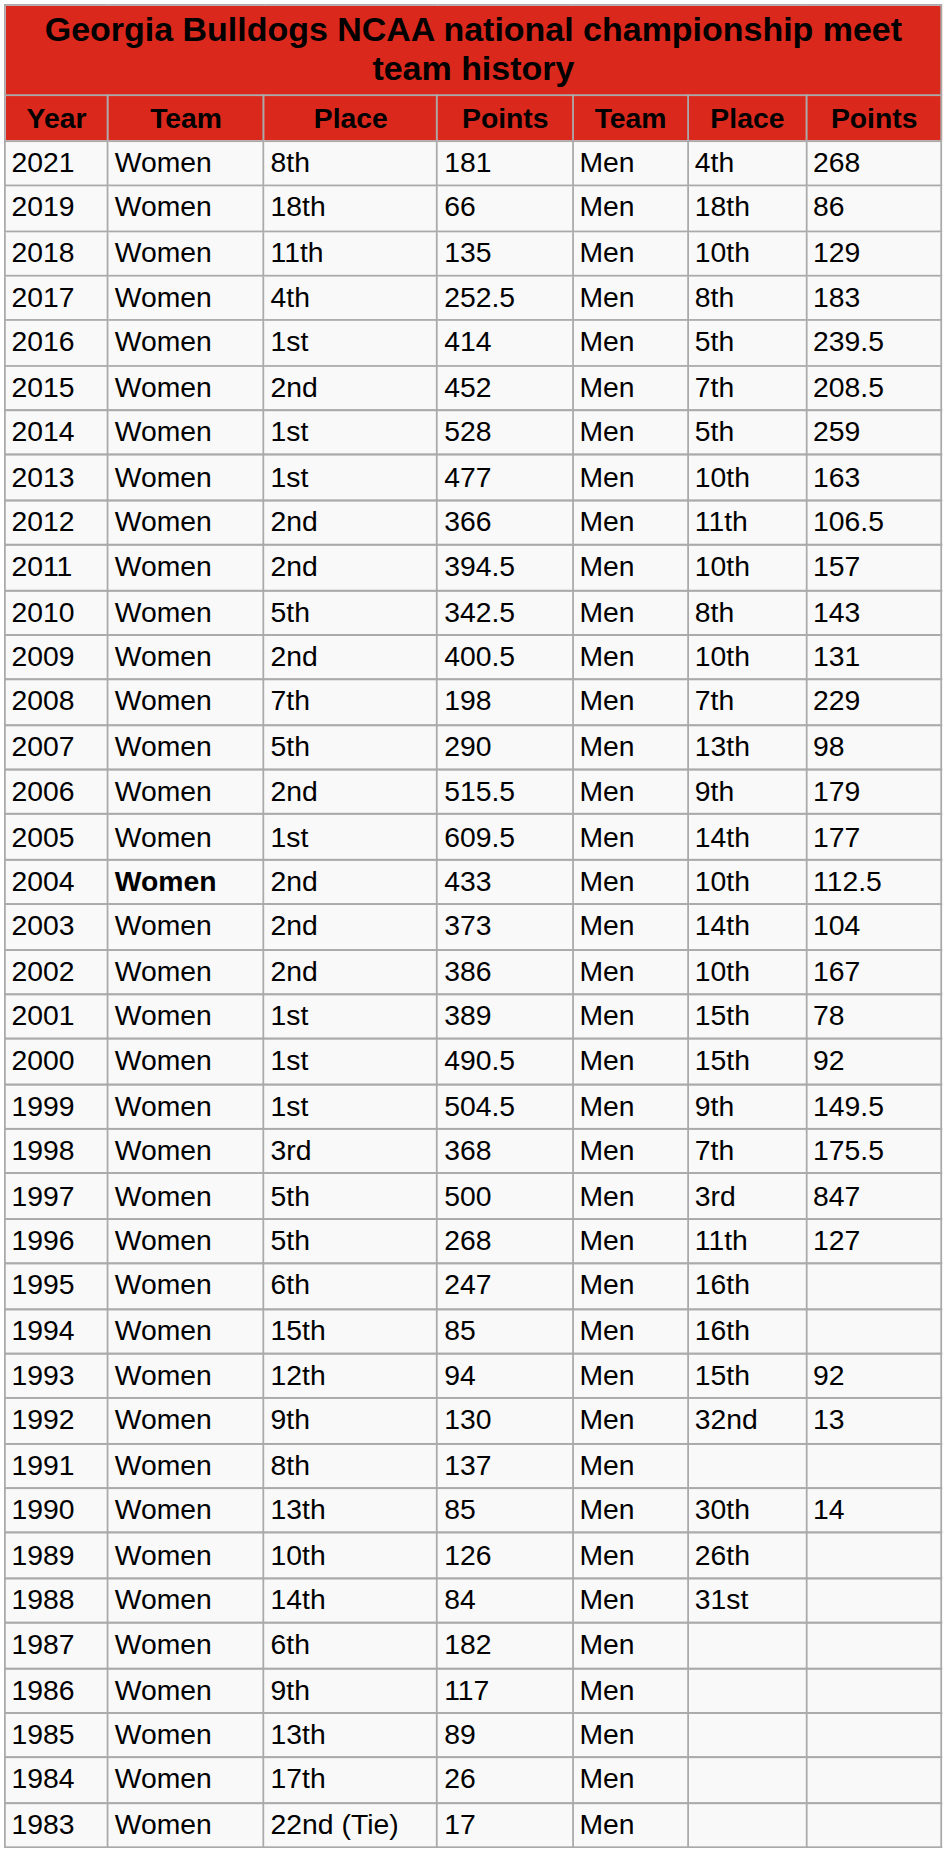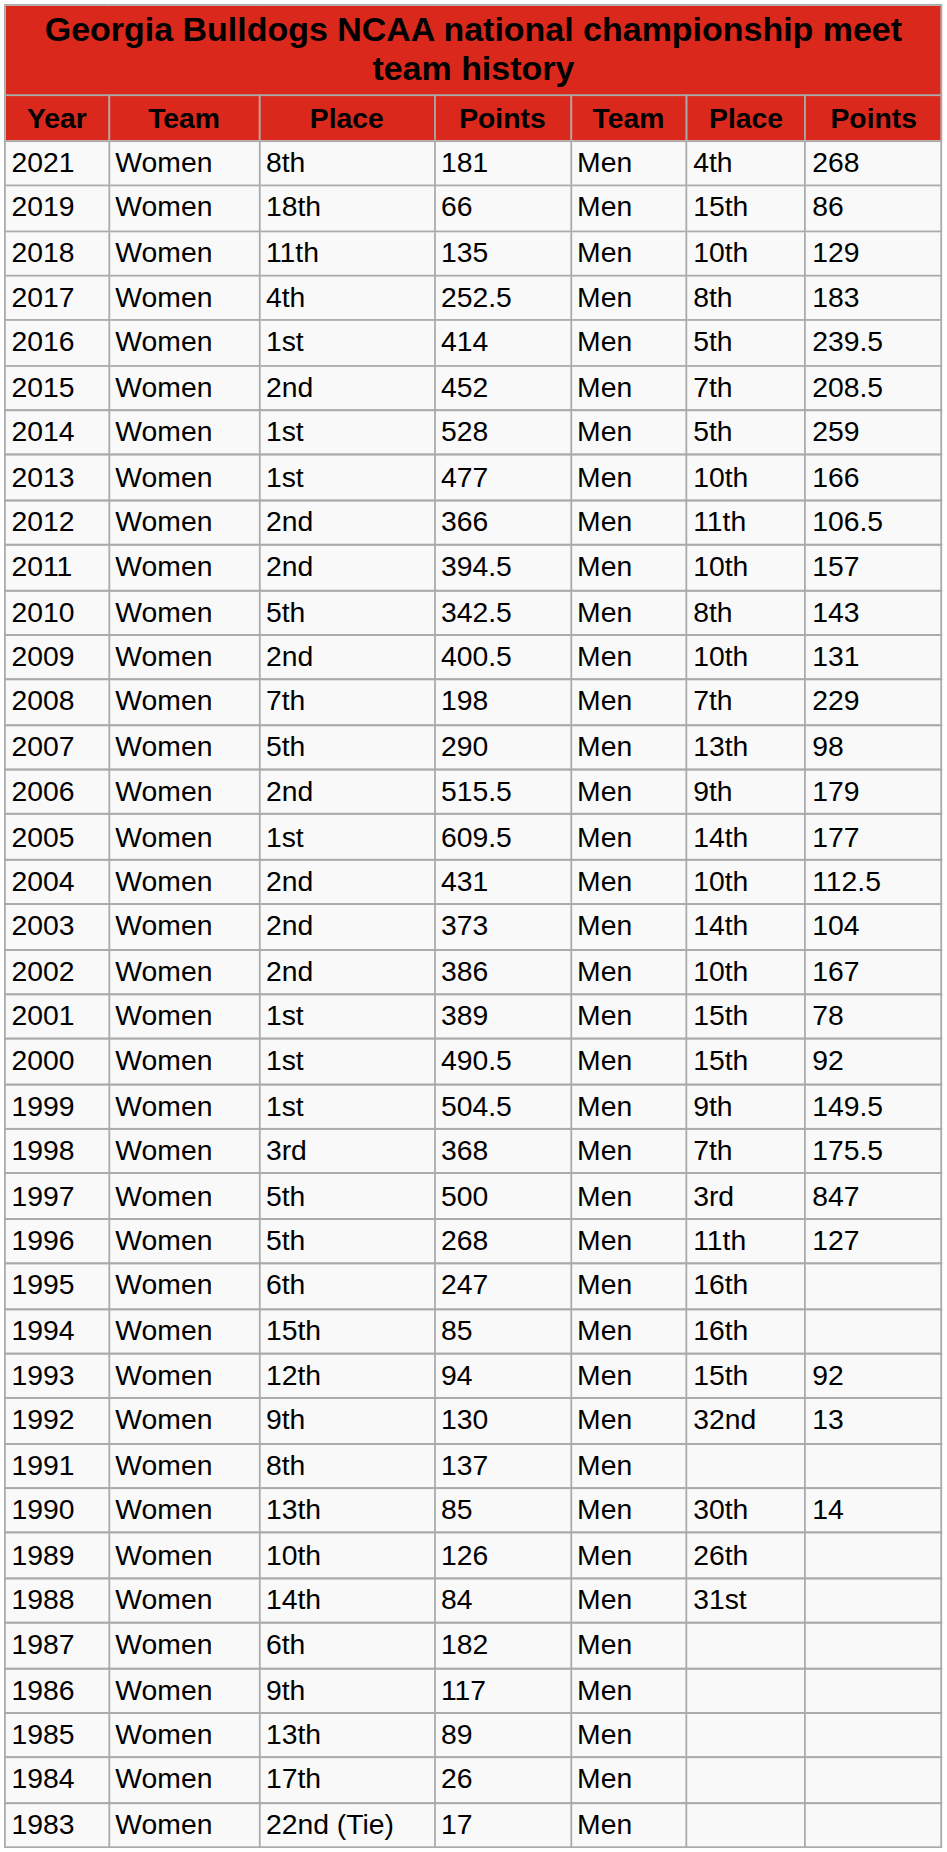(722, 207) 18th -> (721, 207) 15th
(837, 477) 163 -> (836, 477) 166
(166, 881) bold -> (164, 881) normal
(468, 881) 433 -> (465, 881) 431
